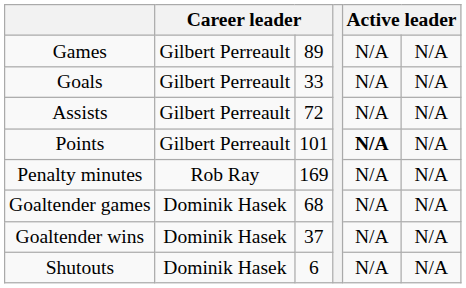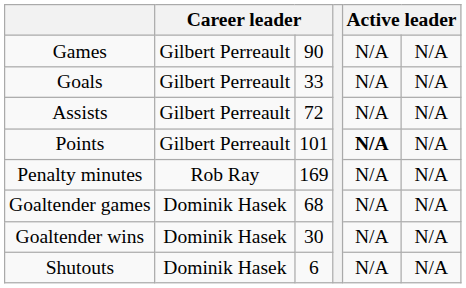(314, 50) 89 -> (314, 50) 90
(314, 236) 37 -> (314, 236) 30
